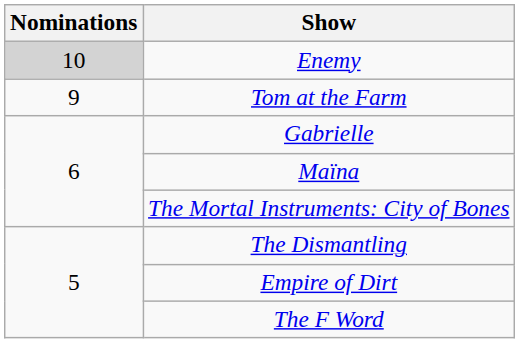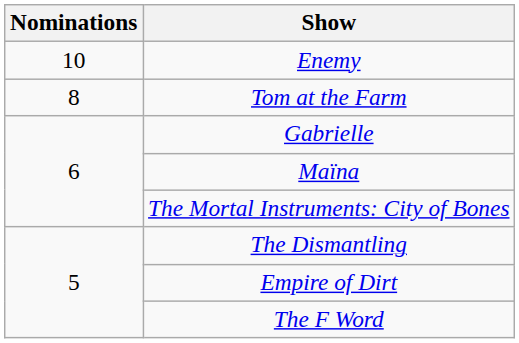(74, 60) lightgrey background -> (74, 60) no background
(74, 97) 9 -> (74, 97) 8
